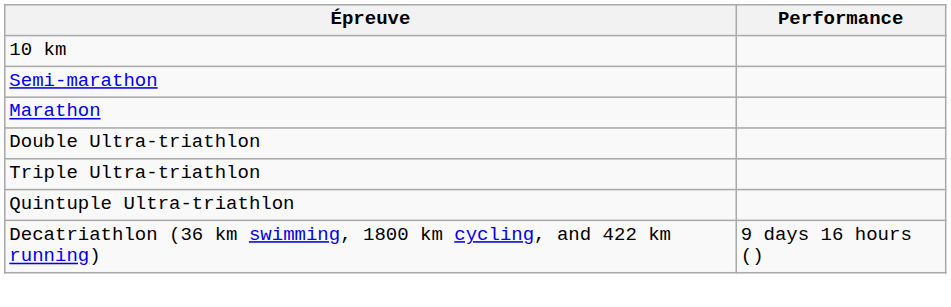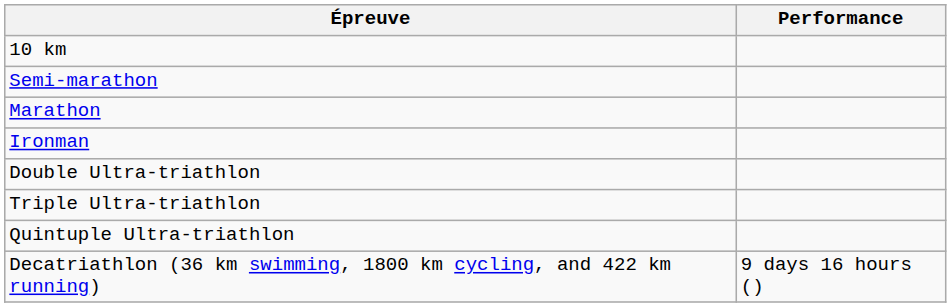+ row: (49, 143)
